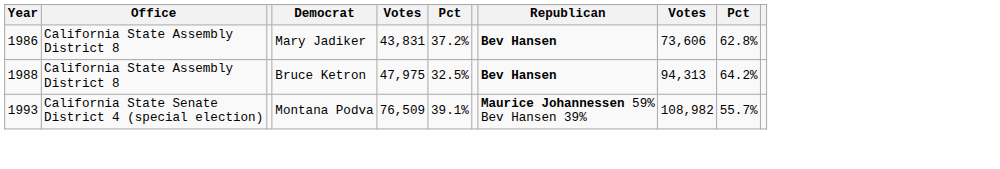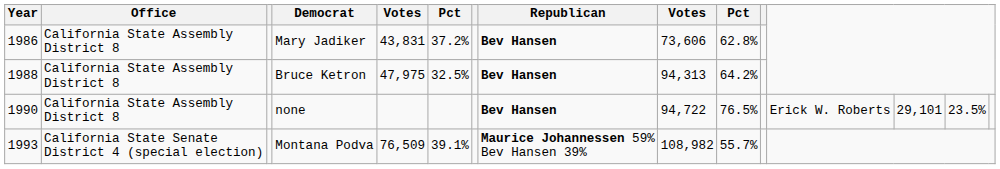+ row: (290, 111)
